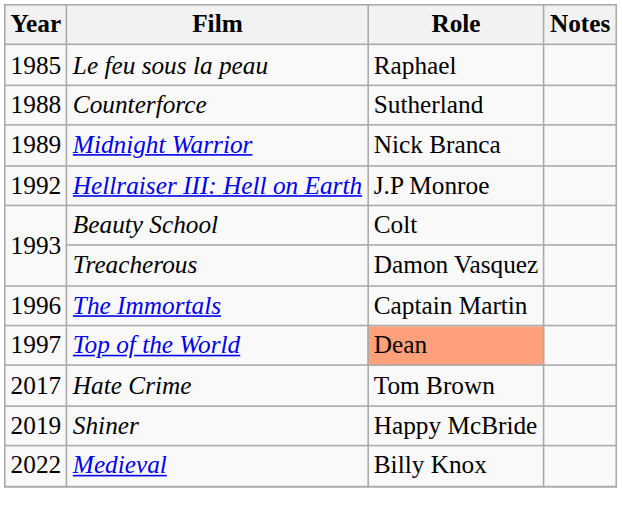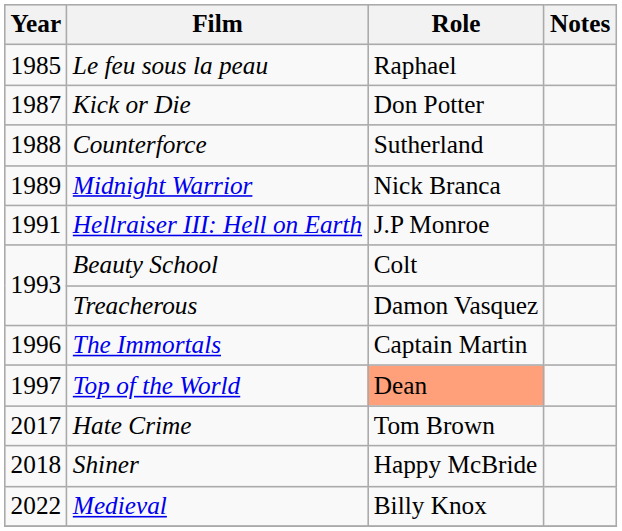+ row: (132, 104)
(36, 184) 1992 -> (36, 225) 1991
(36, 425) 2019 -> (36, 465) 2018
